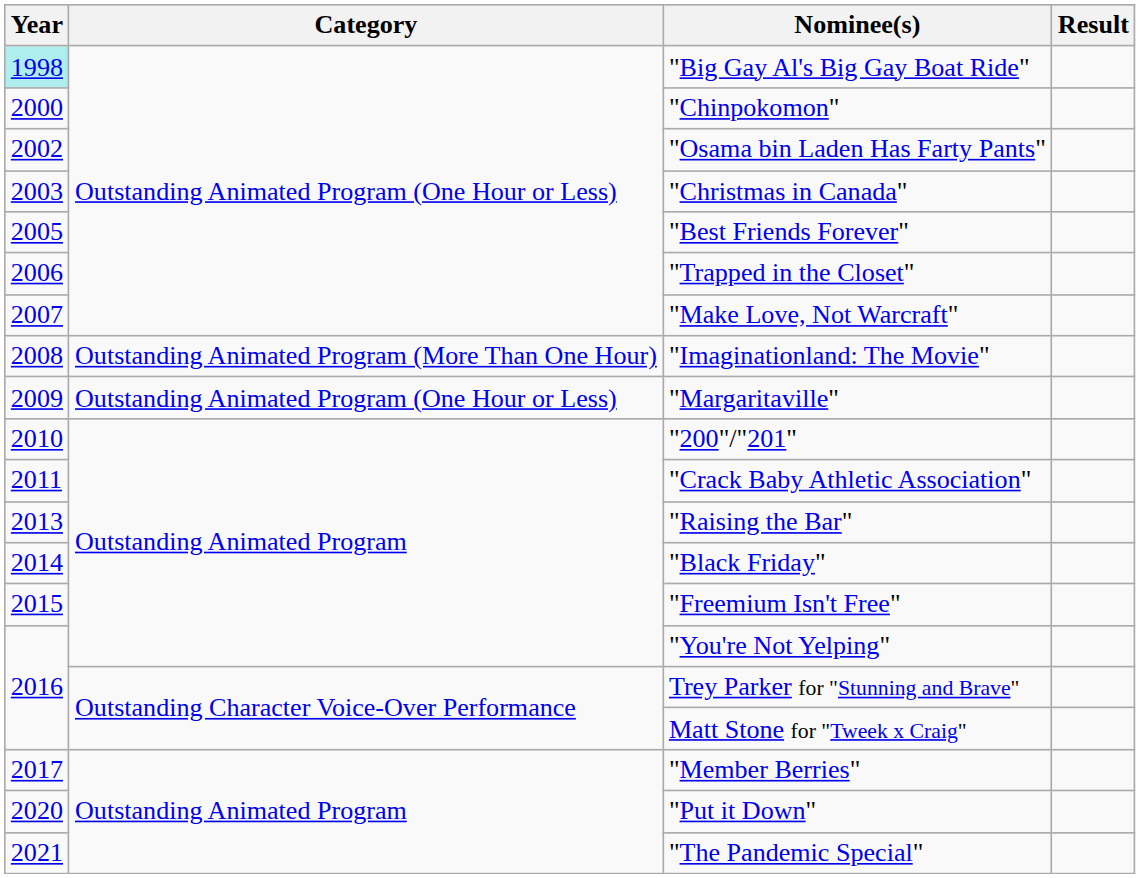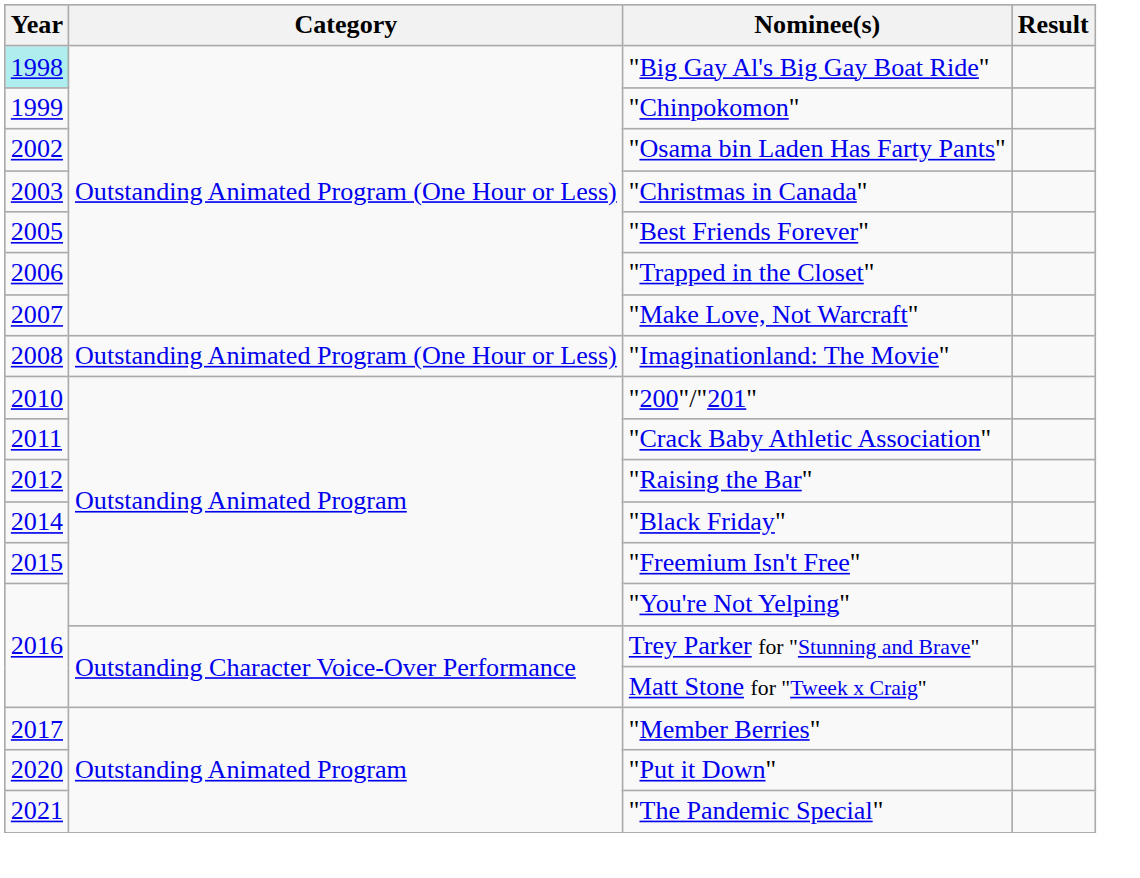(37, 107) 2000 -> (37, 107) 1999
(366, 356) Outstanding Animated Program (More Than One Hour) -> (346, 356) Outstanding Animated Program (One Hour or Less)
- row: (754, 397)
(37, 521) 2013 -> (37, 480) 2012
